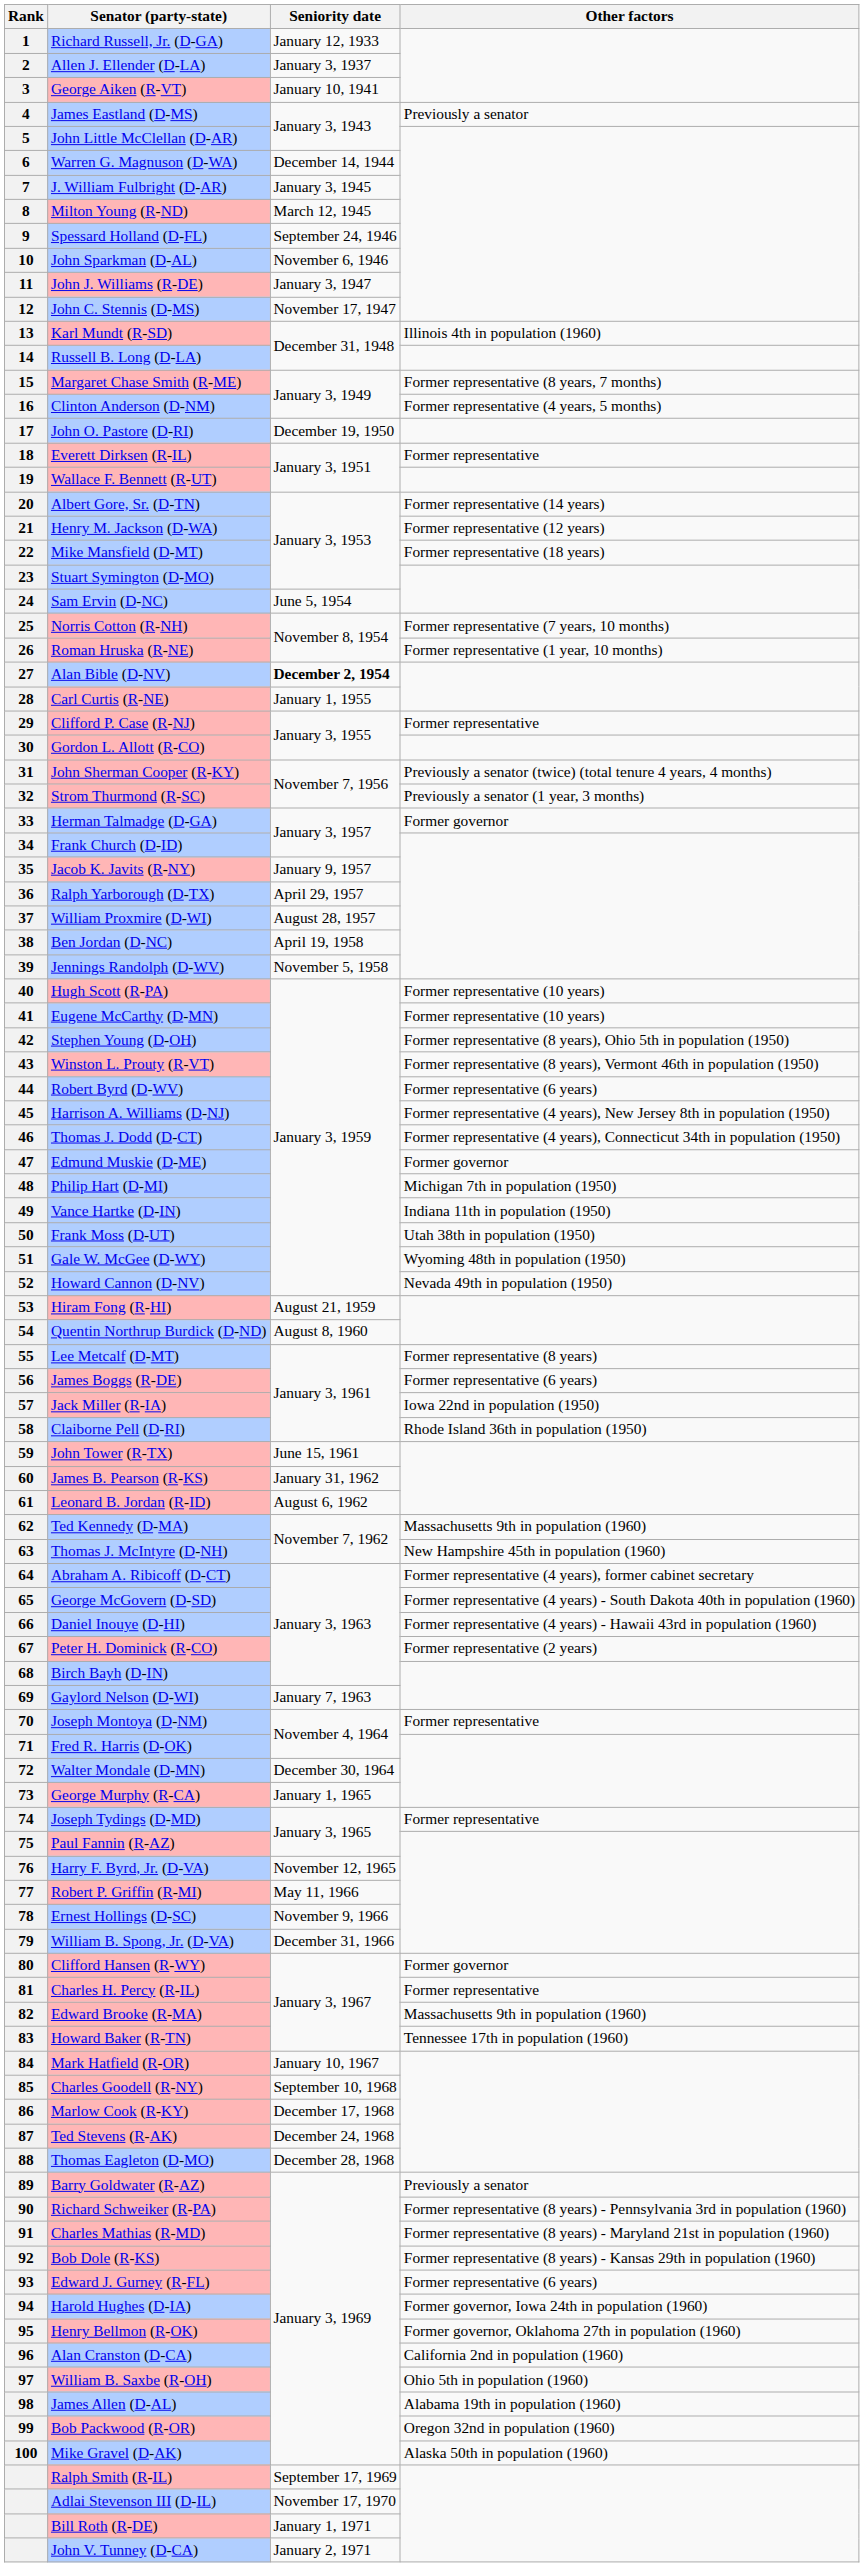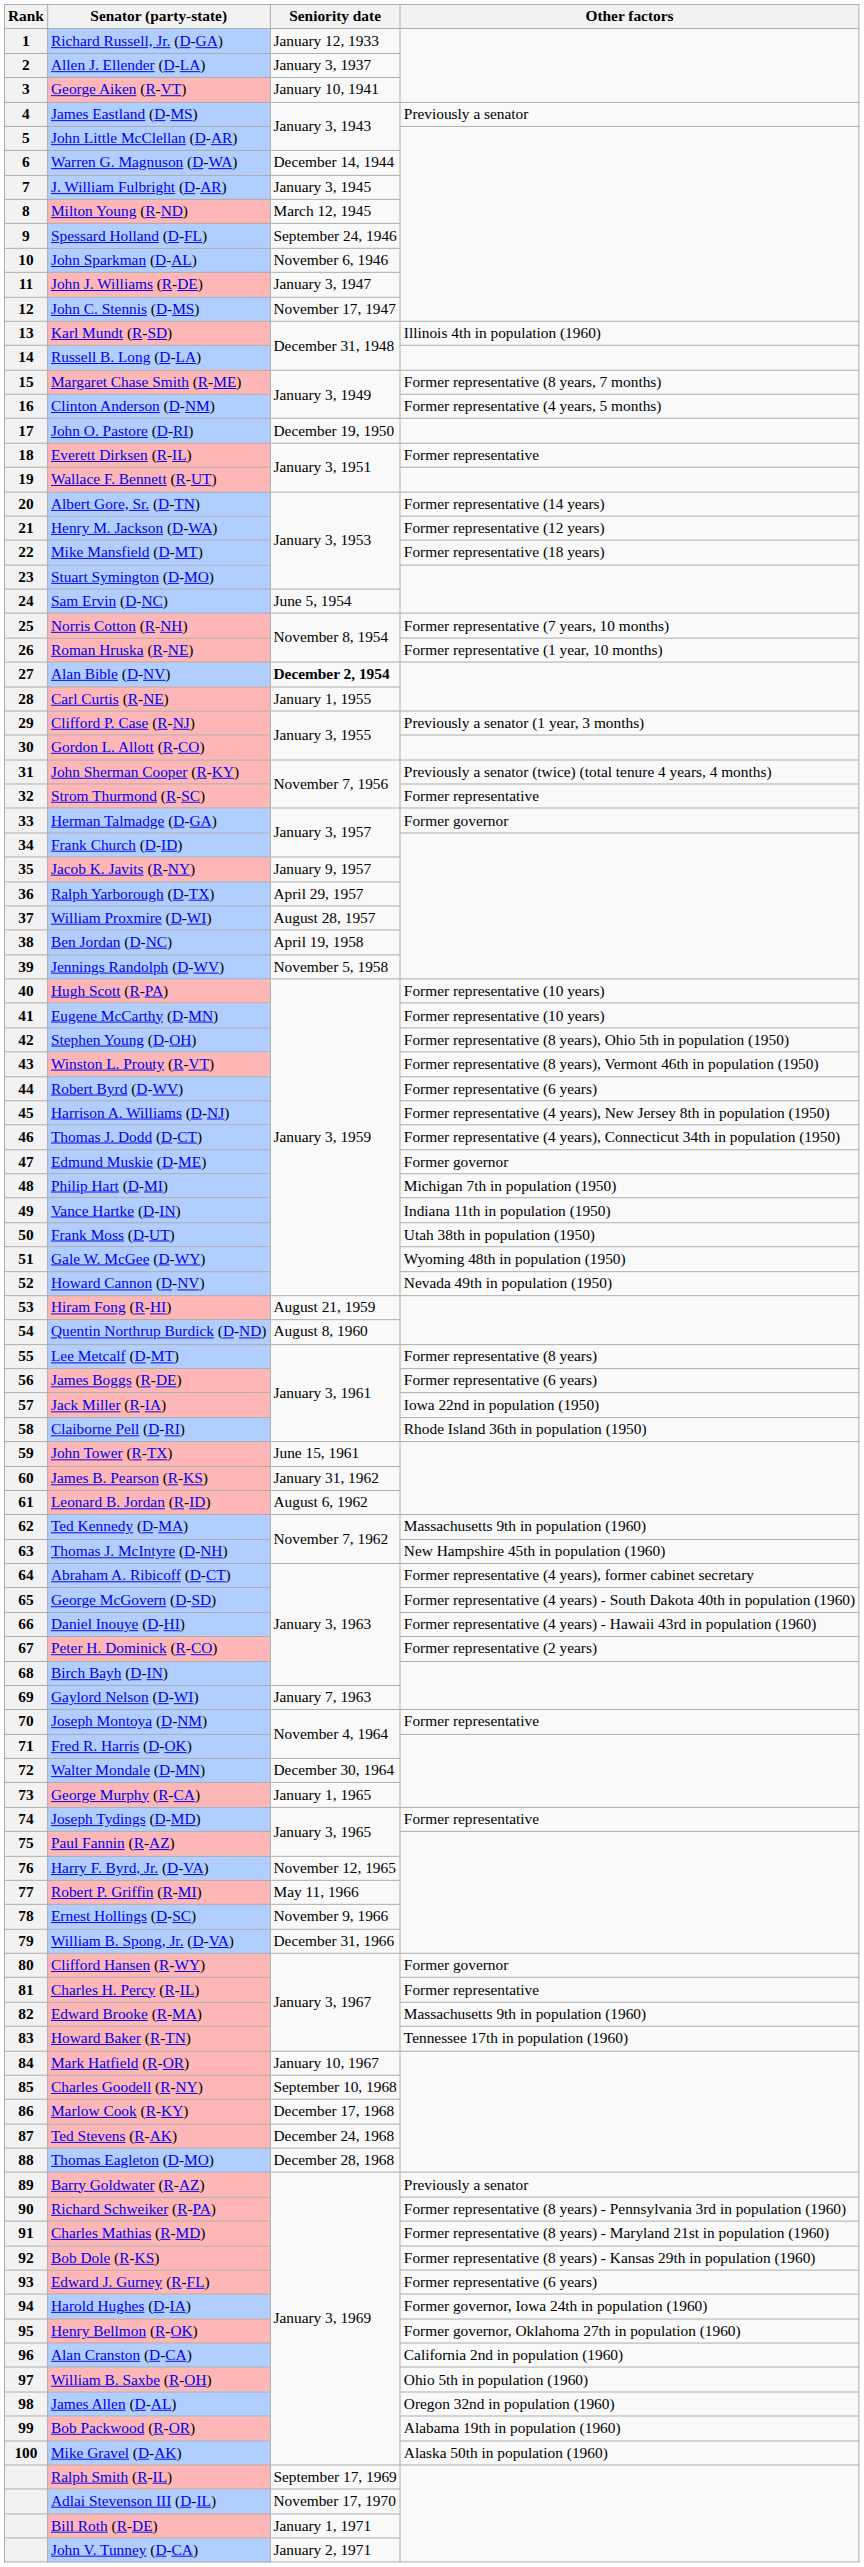(471, 723) Former representative -> (524, 723) Previously a senator (1 year, 3 months)
(524, 796) Previously a senator (1 year, 3 months) -> (471, 796) Former representative
(512, 2403) Alabama 19th in population (1960) -> (509, 2403) Oregon 32nd in population (1960)
(509, 2428) Oregon 32nd in population (1960) -> (512, 2428) Alabama 19th in population (1960)
